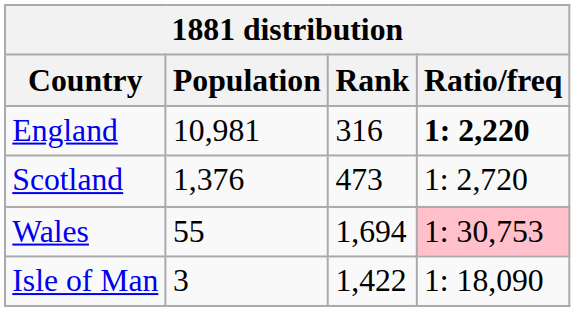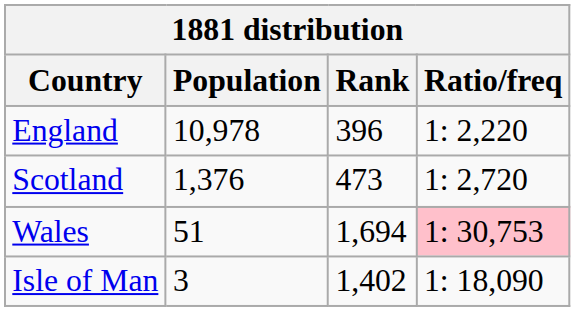(217, 130) 10,981 -> (217, 130) 10,978
(359, 130) 316 -> (359, 130) 396
(477, 130) bold -> (476, 130) normal
(189, 230) 55 -> (189, 230) 51
(371, 280) 1,422 -> (371, 280) 1,402
